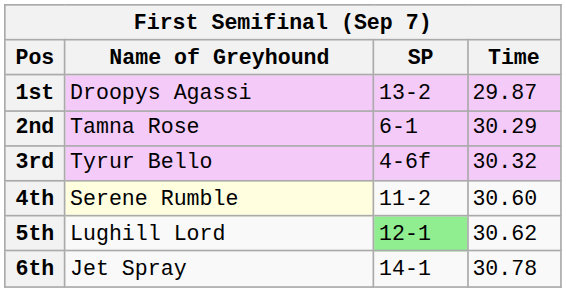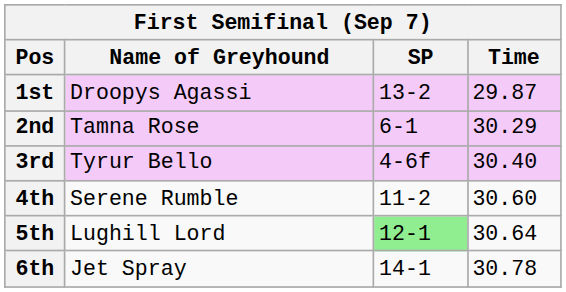(505, 163) 30.32 -> (505, 163) 30.40
(154, 198) lightyellow background -> (154, 198) no background
(505, 233) 30.62 -> (505, 233) 30.64
